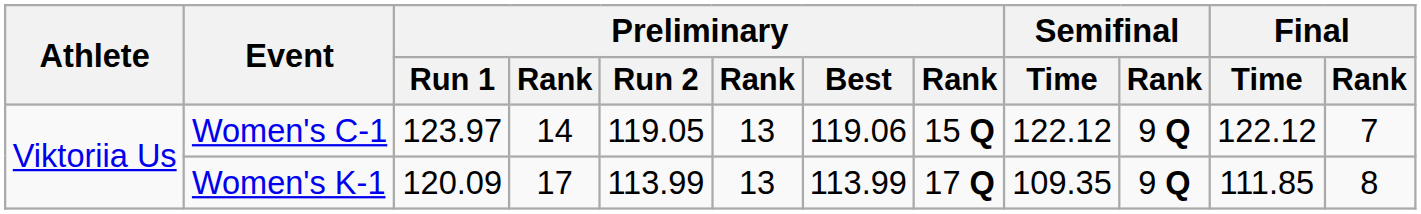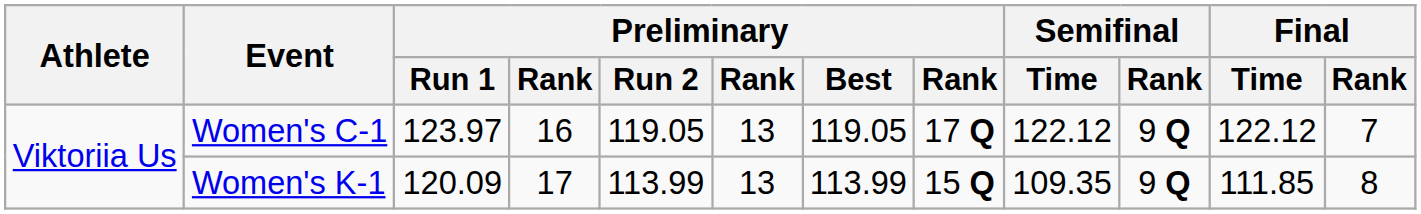(555, 131) 14 -> (555, 131) 16
(858, 131) 119.06 -> (858, 131) 119.05
(960, 131) 15 Q -> (960, 131) 17 Q
(960, 183) 17 Q -> (960, 183) 15 Q
